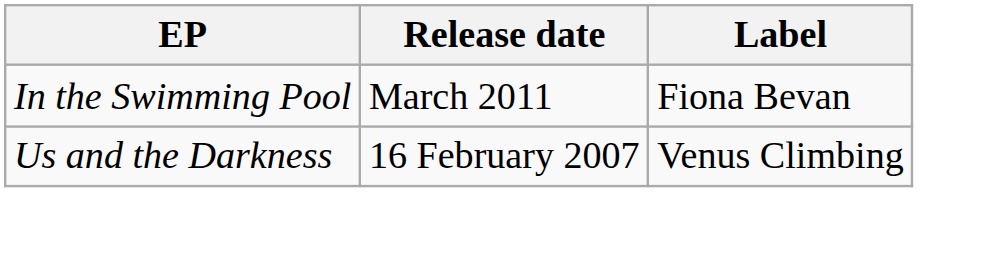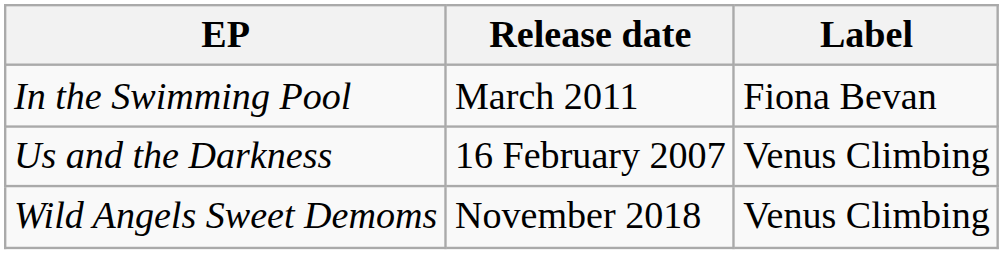+ row: (226, 215)
